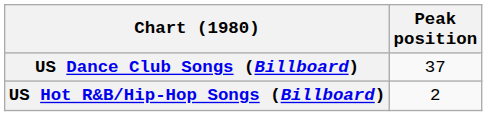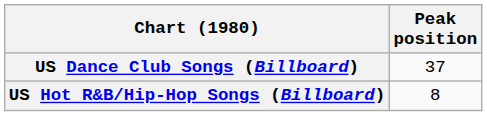(435, 96) 2 -> (435, 96) 8
